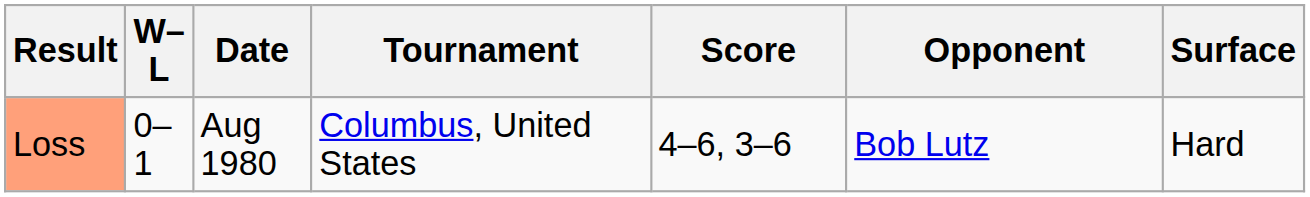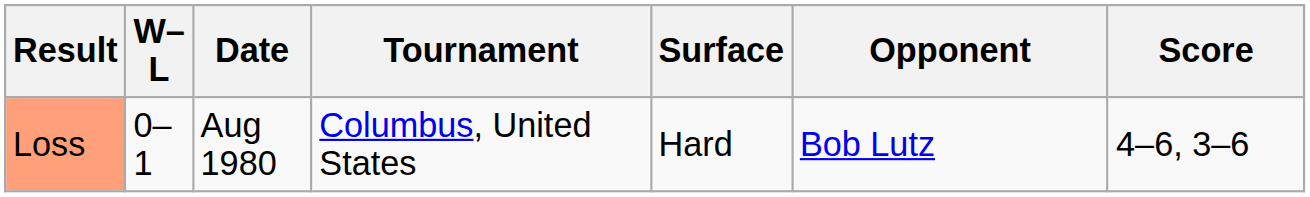columns swapped: (1233, 50) <-> (748, 50)
